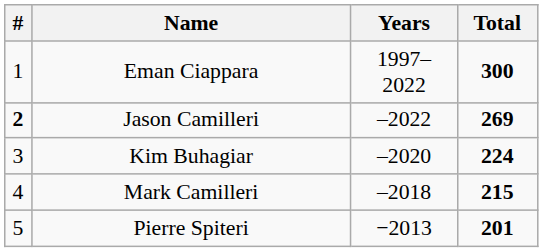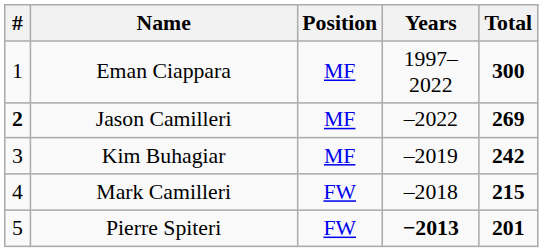+ column: (340, 22)
(404, 156) –2020 -> (431, 156) –2019
(497, 156) 224 -> (508, 156) 242
(404, 227) normal -> (431, 227) bold
